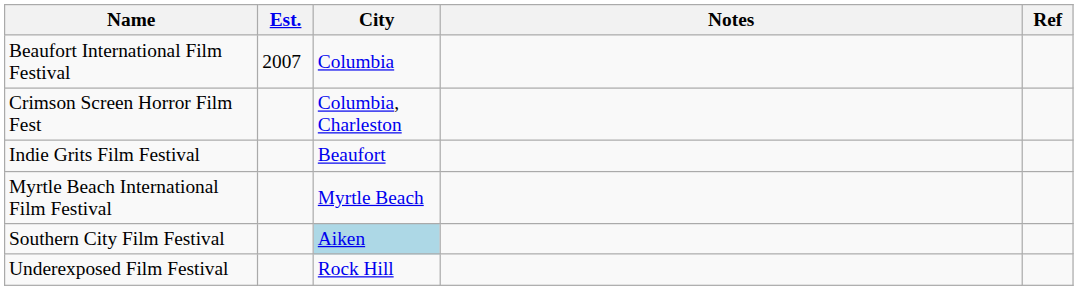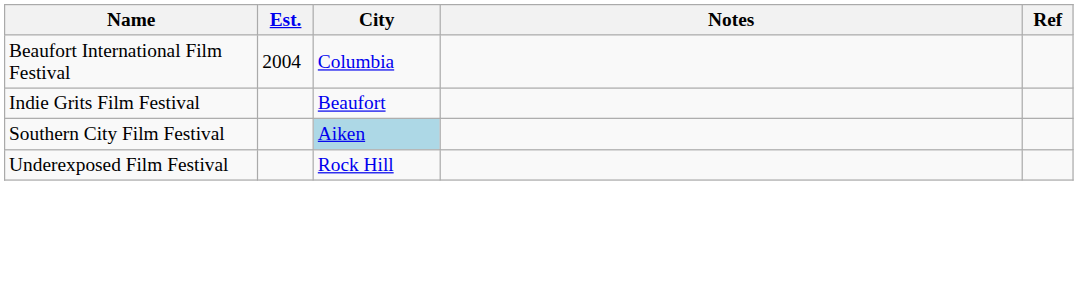(282, 61) 2007 -> (282, 61) 2004
- row: (121, 113)
- row: (114, 197)
